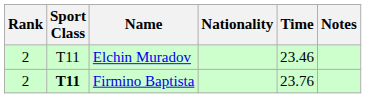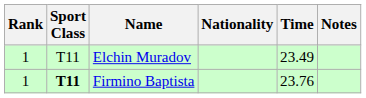(25, 57) 2 -> (25, 57) 1
(297, 57) 23.46 -> (297, 57) 23.49
(25, 81) 2 -> (25, 81) 1
